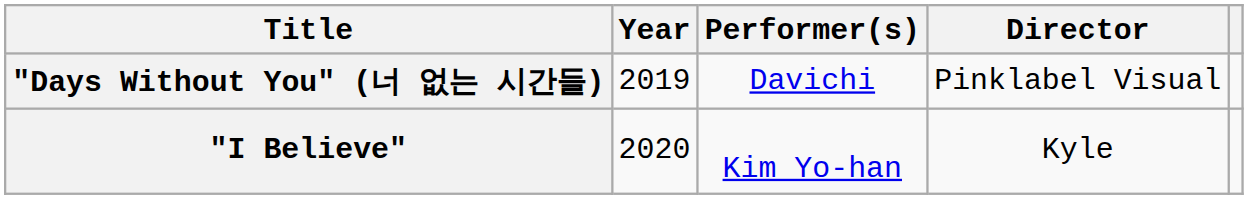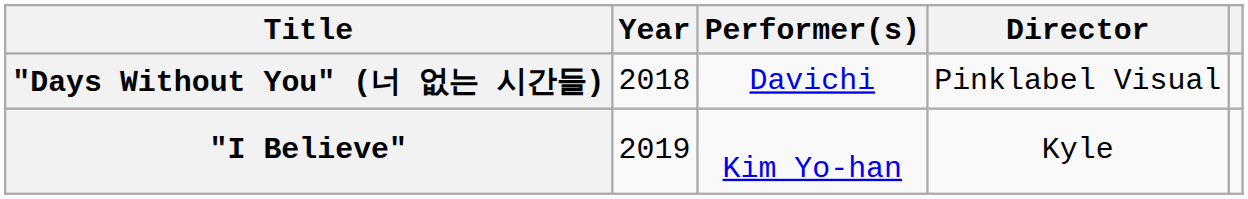(655, 82) 2019 -> (655, 82) 2018
(655, 151) 2020 -> (655, 151) 2019
